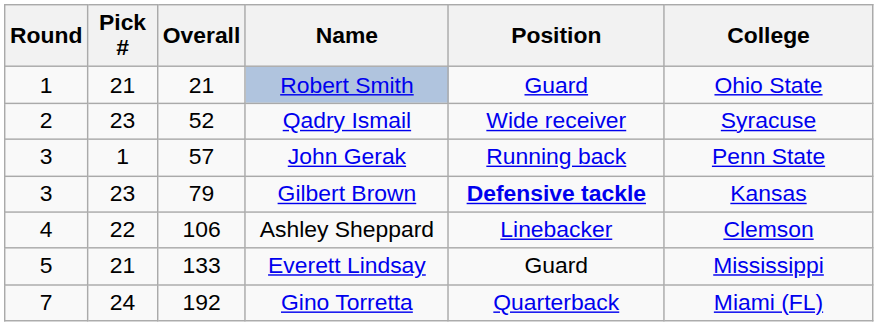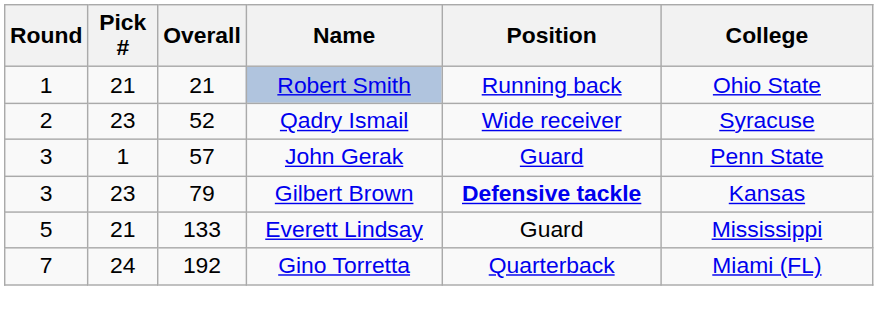(556, 84) Guard -> (552, 84) Running back
(556, 157) Running back -> (552, 157) Guard
- row: (347, 229)
